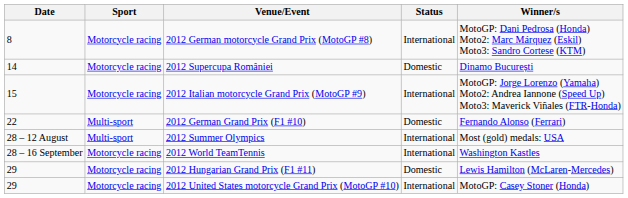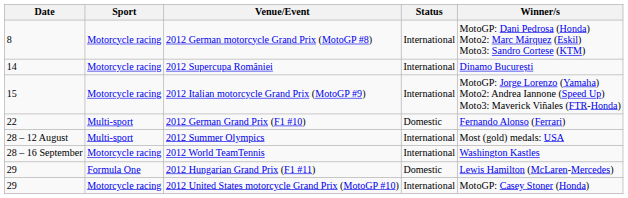(423, 67) Domestic -> (429, 67) International
(124, 169) Motorcycle racing -> (114, 169) Formula One
